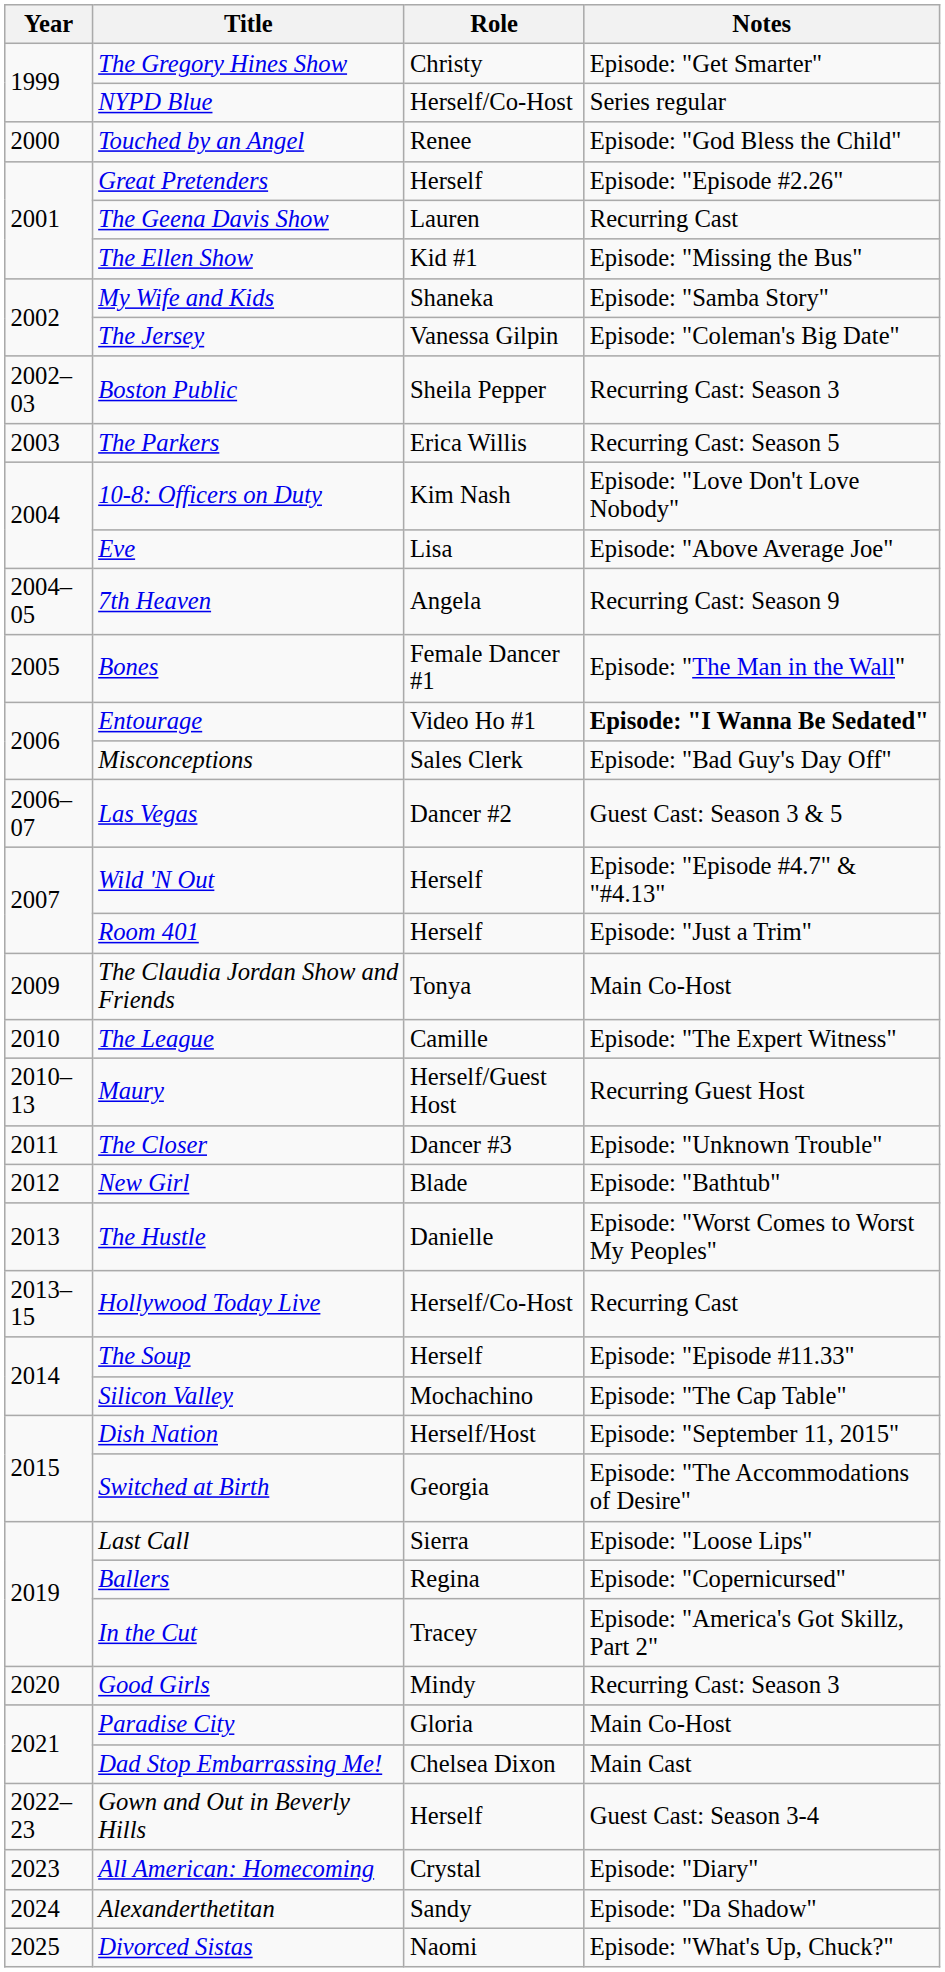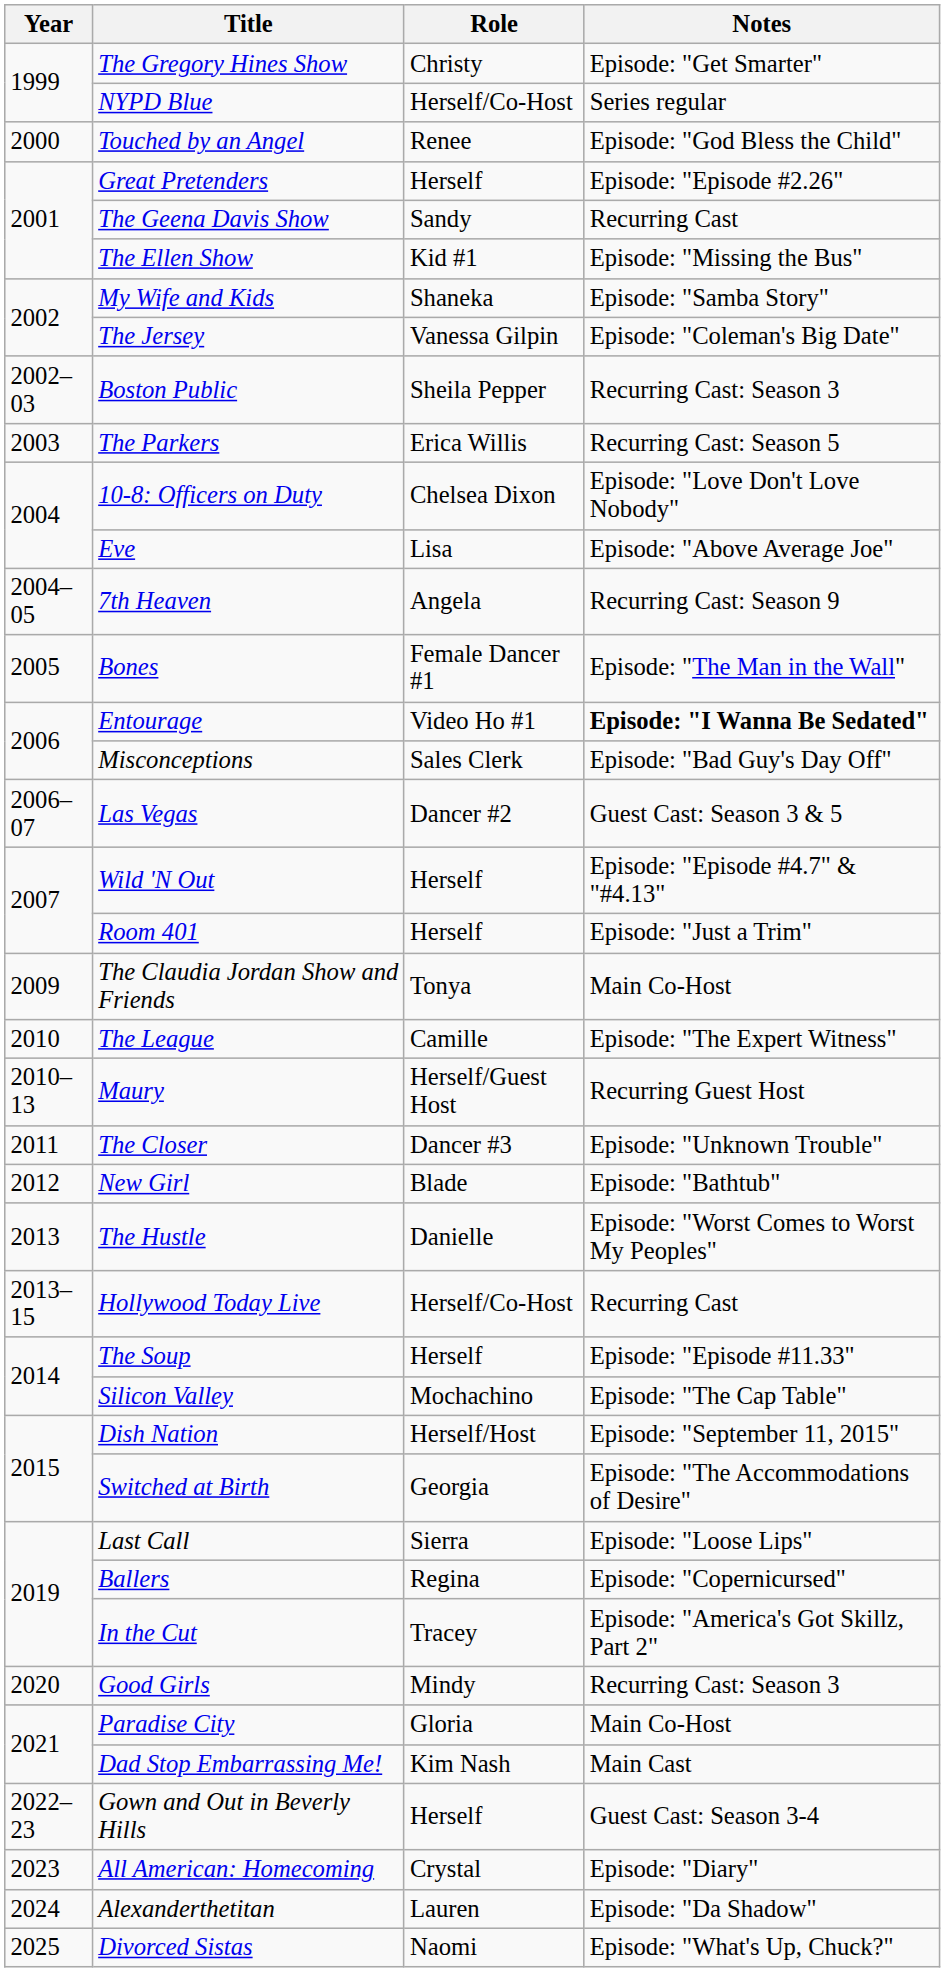(445, 219) Lauren -> (441, 219) Sandy
(460, 495) Kim Nash -> (483, 495) Chelsea Dixon
(483, 1763) Chelsea Dixon -> (460, 1763) Kim Nash
(441, 1908) Sandy -> (445, 1908) Lauren
